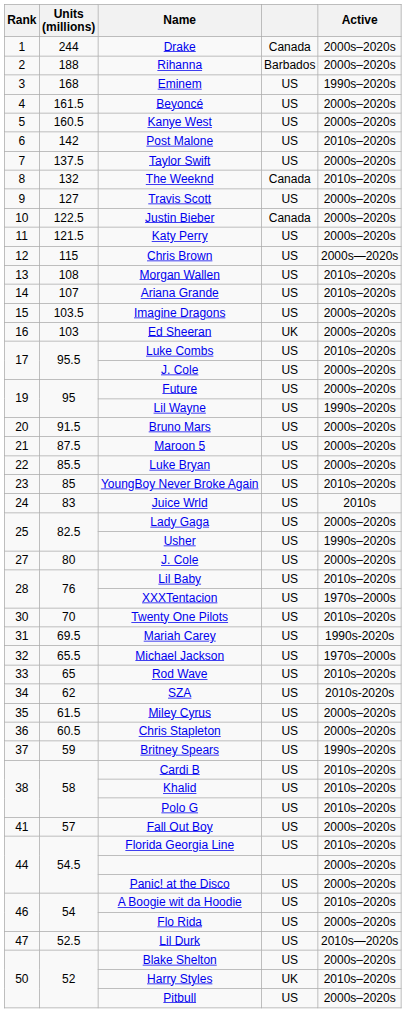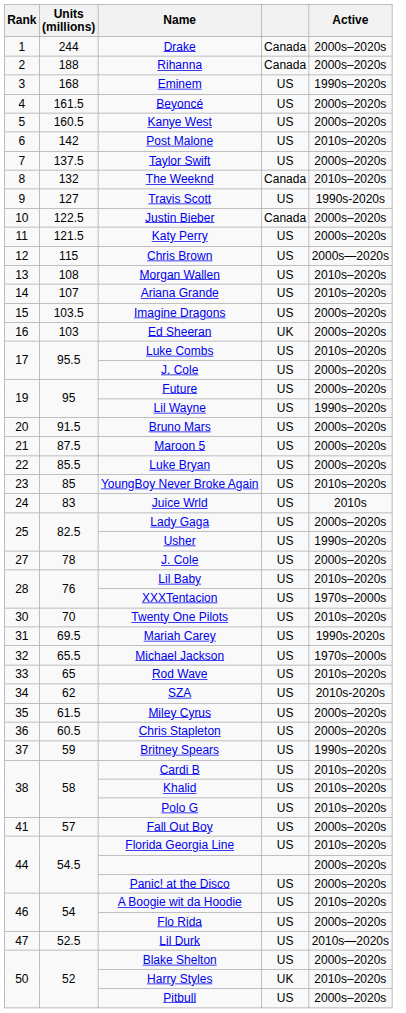(290, 65) Barbados -> (285, 65) Canada
(360, 198) 2000s–2020s -> (350, 198) 1990s-2020s
(69, 560) 80 -> (69, 560) 78
